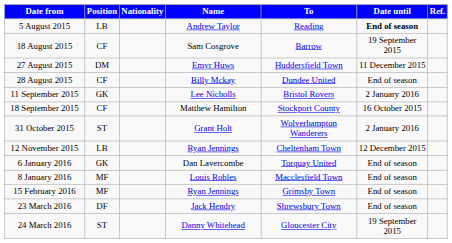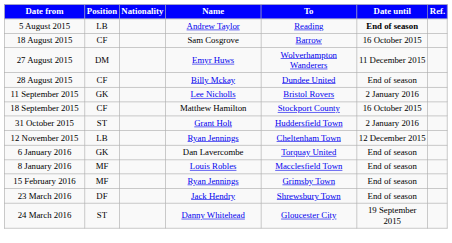(392, 46) 19 September 2015 -> (392, 41) 16 October 2015
(309, 65) Huddersfield Town -> (309, 60) Wolverhampton Wanderers
(309, 129) Wolverhampton Wanderers -> (309, 123) Huddersfield Town
